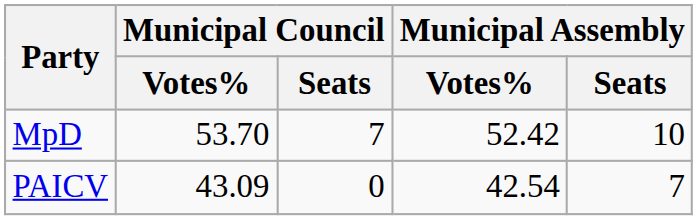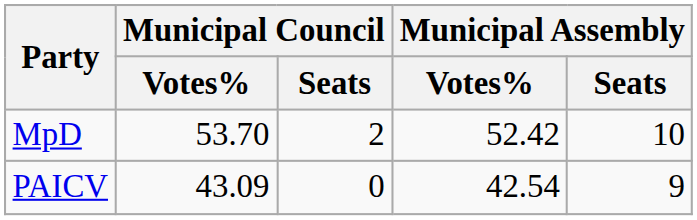(376, 134) 7 -> (376, 134) 2
(677, 186) 7 -> (677, 186) 9
